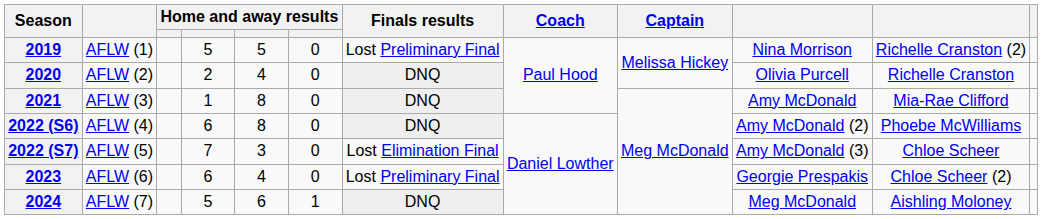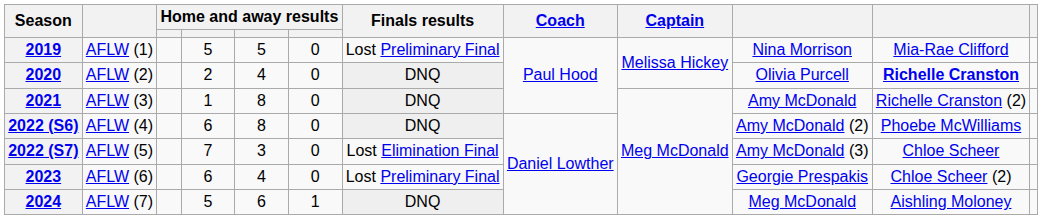(951, 49) Richelle Cranston (2) -> (951, 49) Mia-Rae Clifford
(951, 75) normal -> (951, 75) bold
(951, 100) Mia-Rae Clifford -> (951, 100) Richelle Cranston (2)
